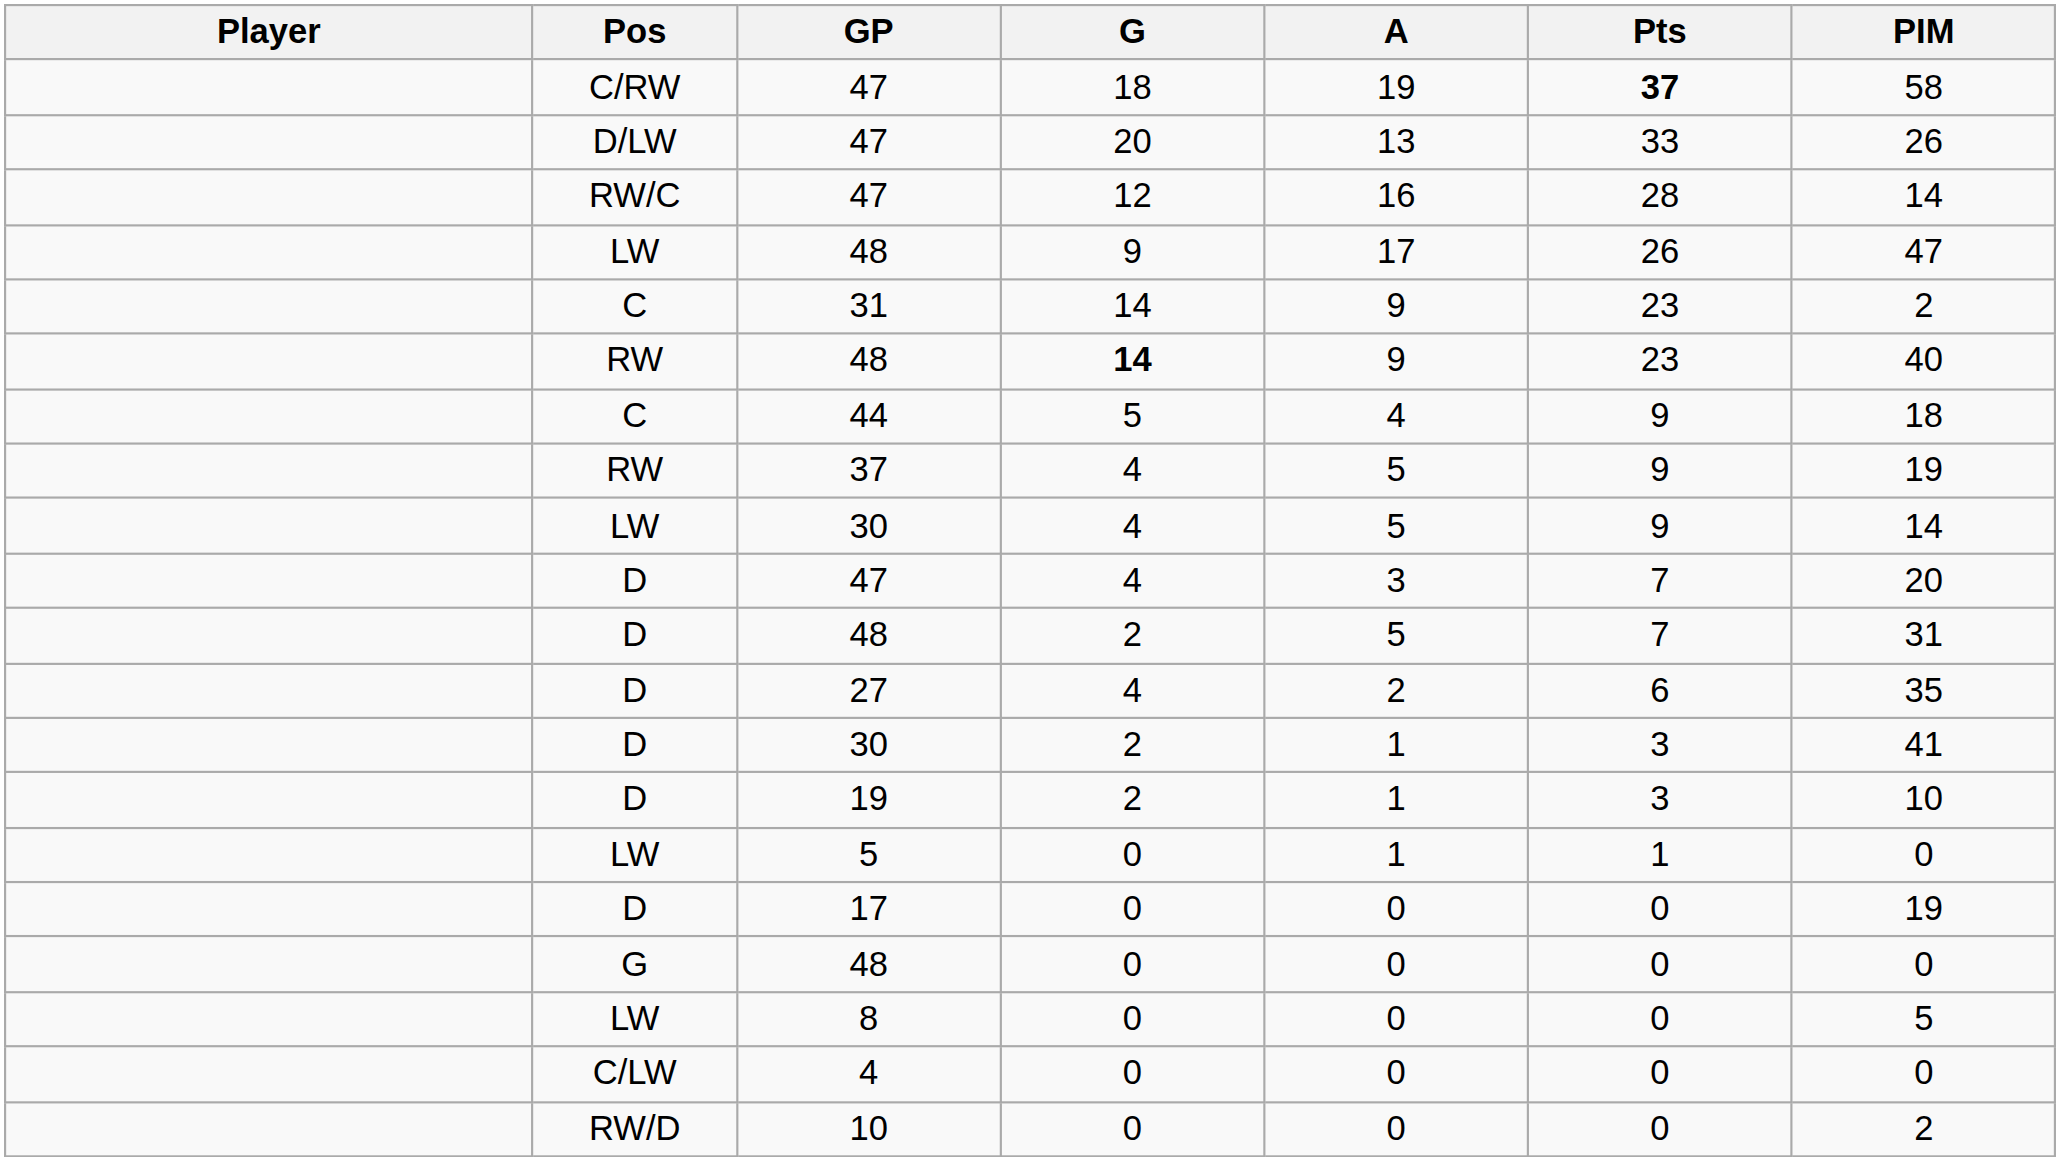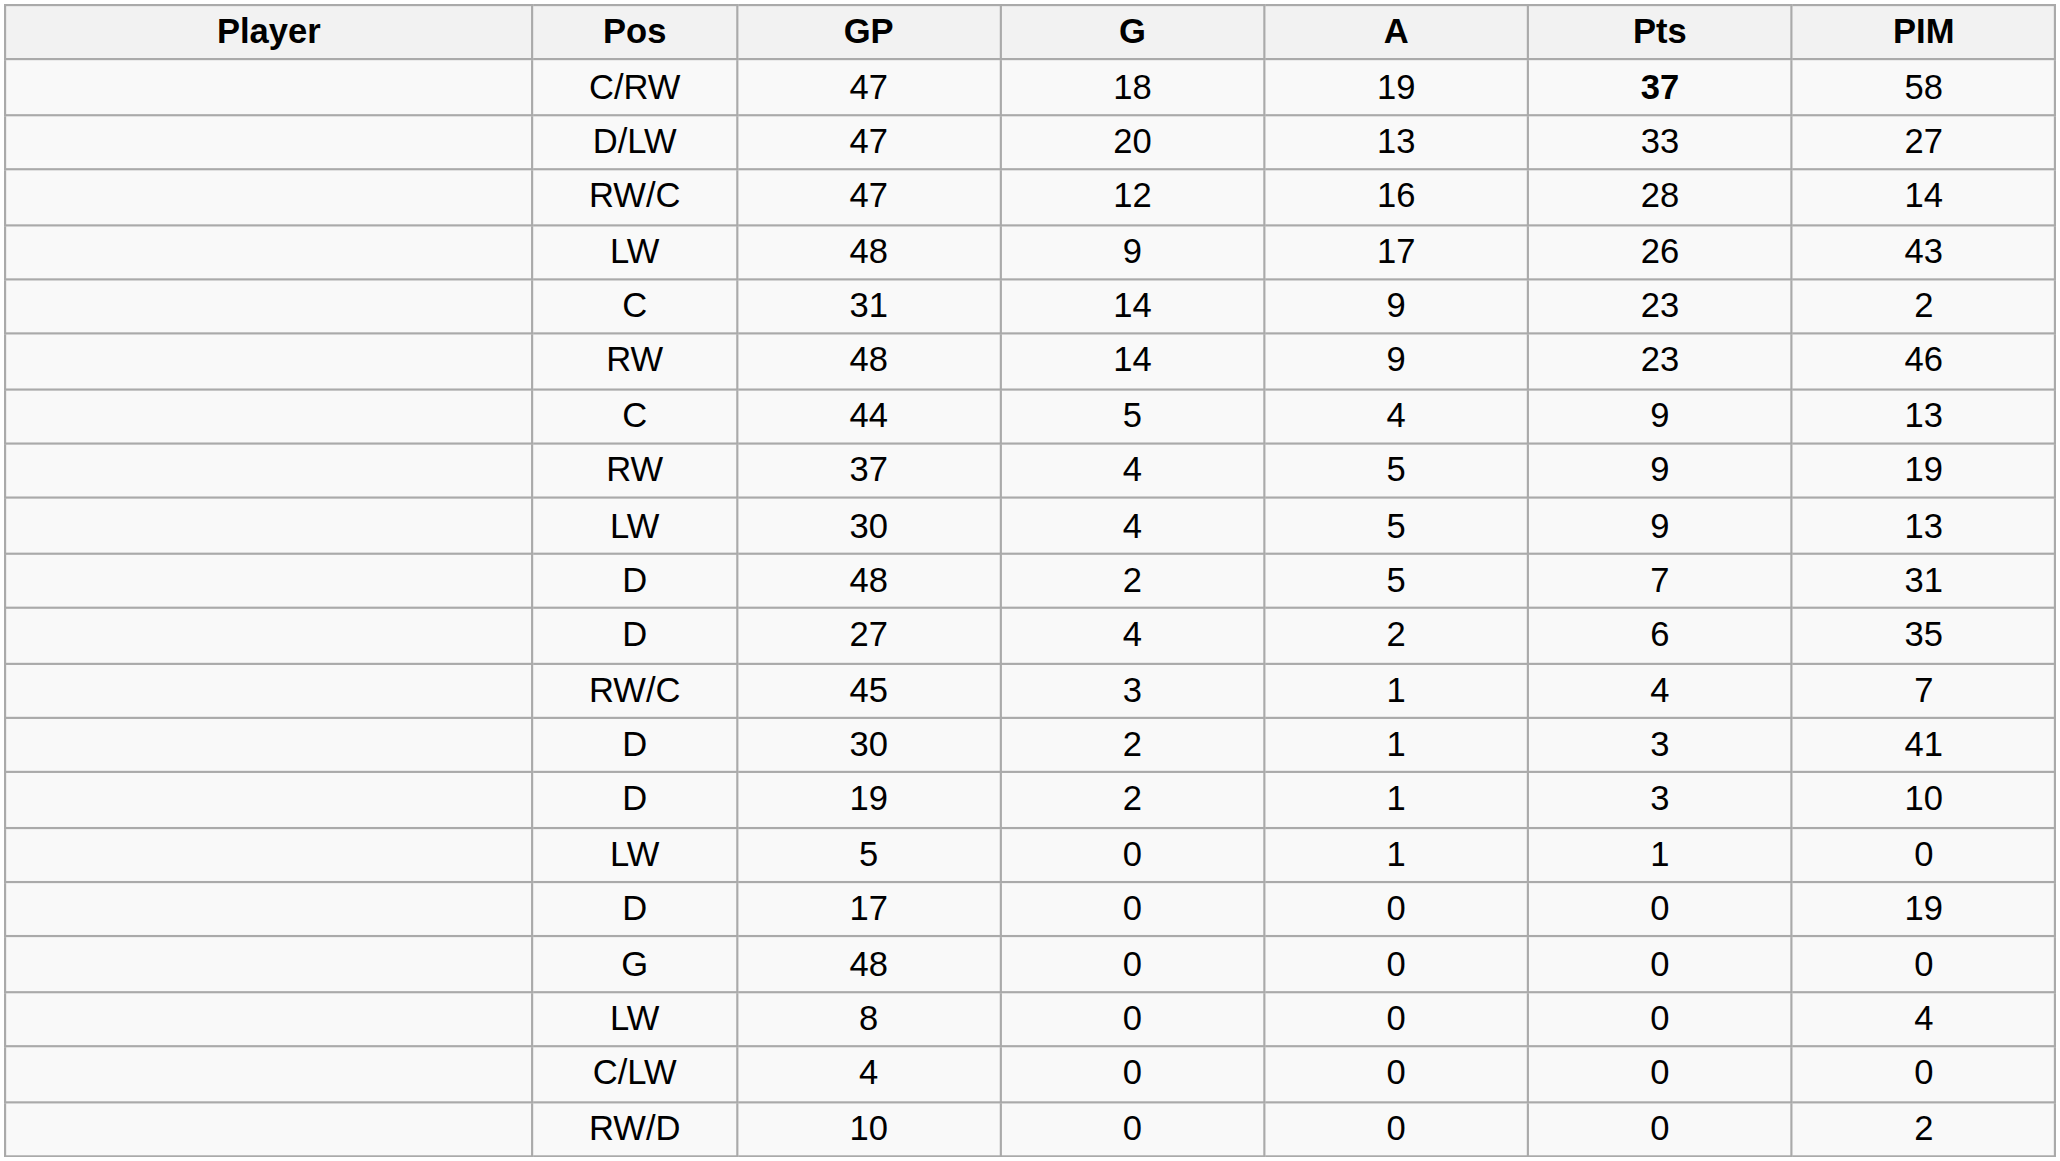(1924, 141) 26 -> (1924, 141) 27
(1924, 251) 47 -> (1924, 251) 43
(1132, 360) bold -> (1132, 360) normal
(1924, 360) 40 -> (1924, 360) 46
(1924, 415) 18 -> (1924, 415) 13
(1924, 525) 14 -> (1924, 525) 13
- row: (635, 580)
+ row: (635, 689)
(1924, 1018) 5 -> (1924, 1018) 4
